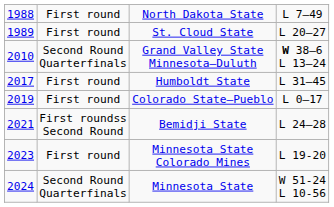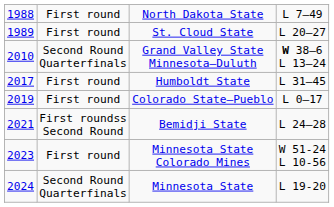(302, 155) L 19-20 -> (302, 155) W 51-24 L 10-56
(302, 186) W 51-24 L 10-56 -> (302, 186) L 19-20
